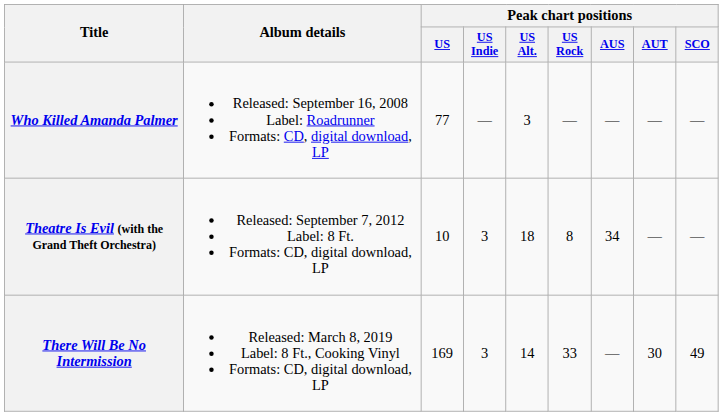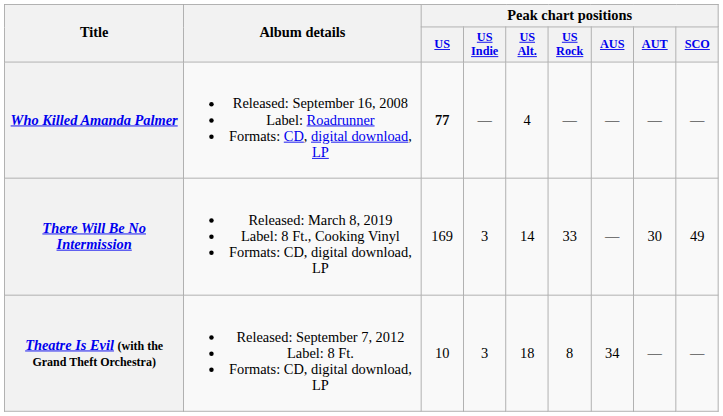(442, 120) normal -> (442, 120) bold
(527, 120) 3 -> (527, 120) 4
rows swapped: (94, 236) <-> (94, 353)
